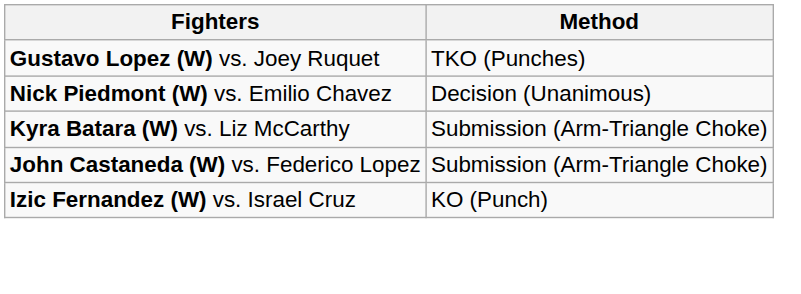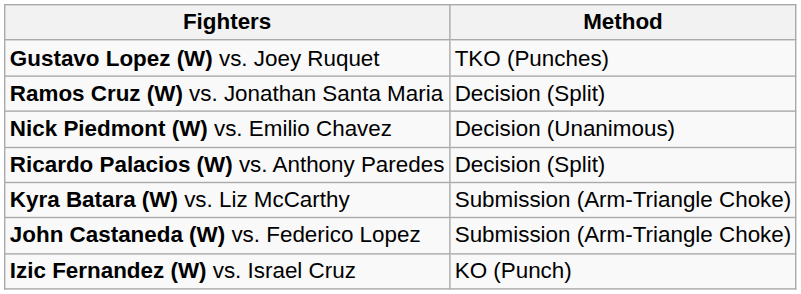+ row: (226, 93)
+ row: (227, 164)
